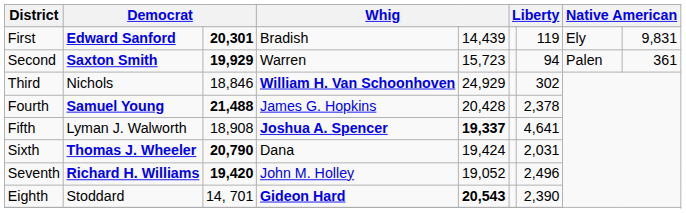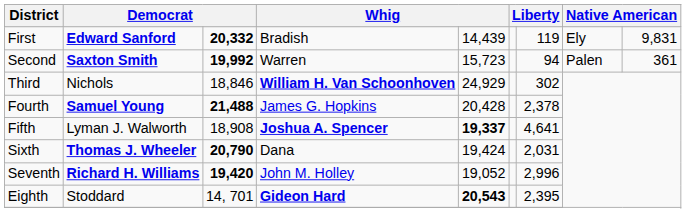(232, 38) 20,301 -> (232, 38) 20,332
(232, 60) 19,929 -> (232, 60) 19,992
(542, 173) 2,496 -> (542, 173) 2,996
(542, 196) 2,390 -> (542, 196) 2,395
